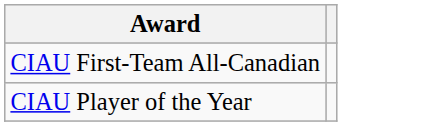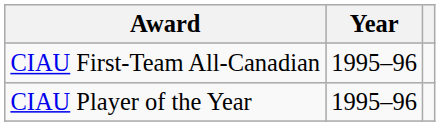+ column: (374, 23)
